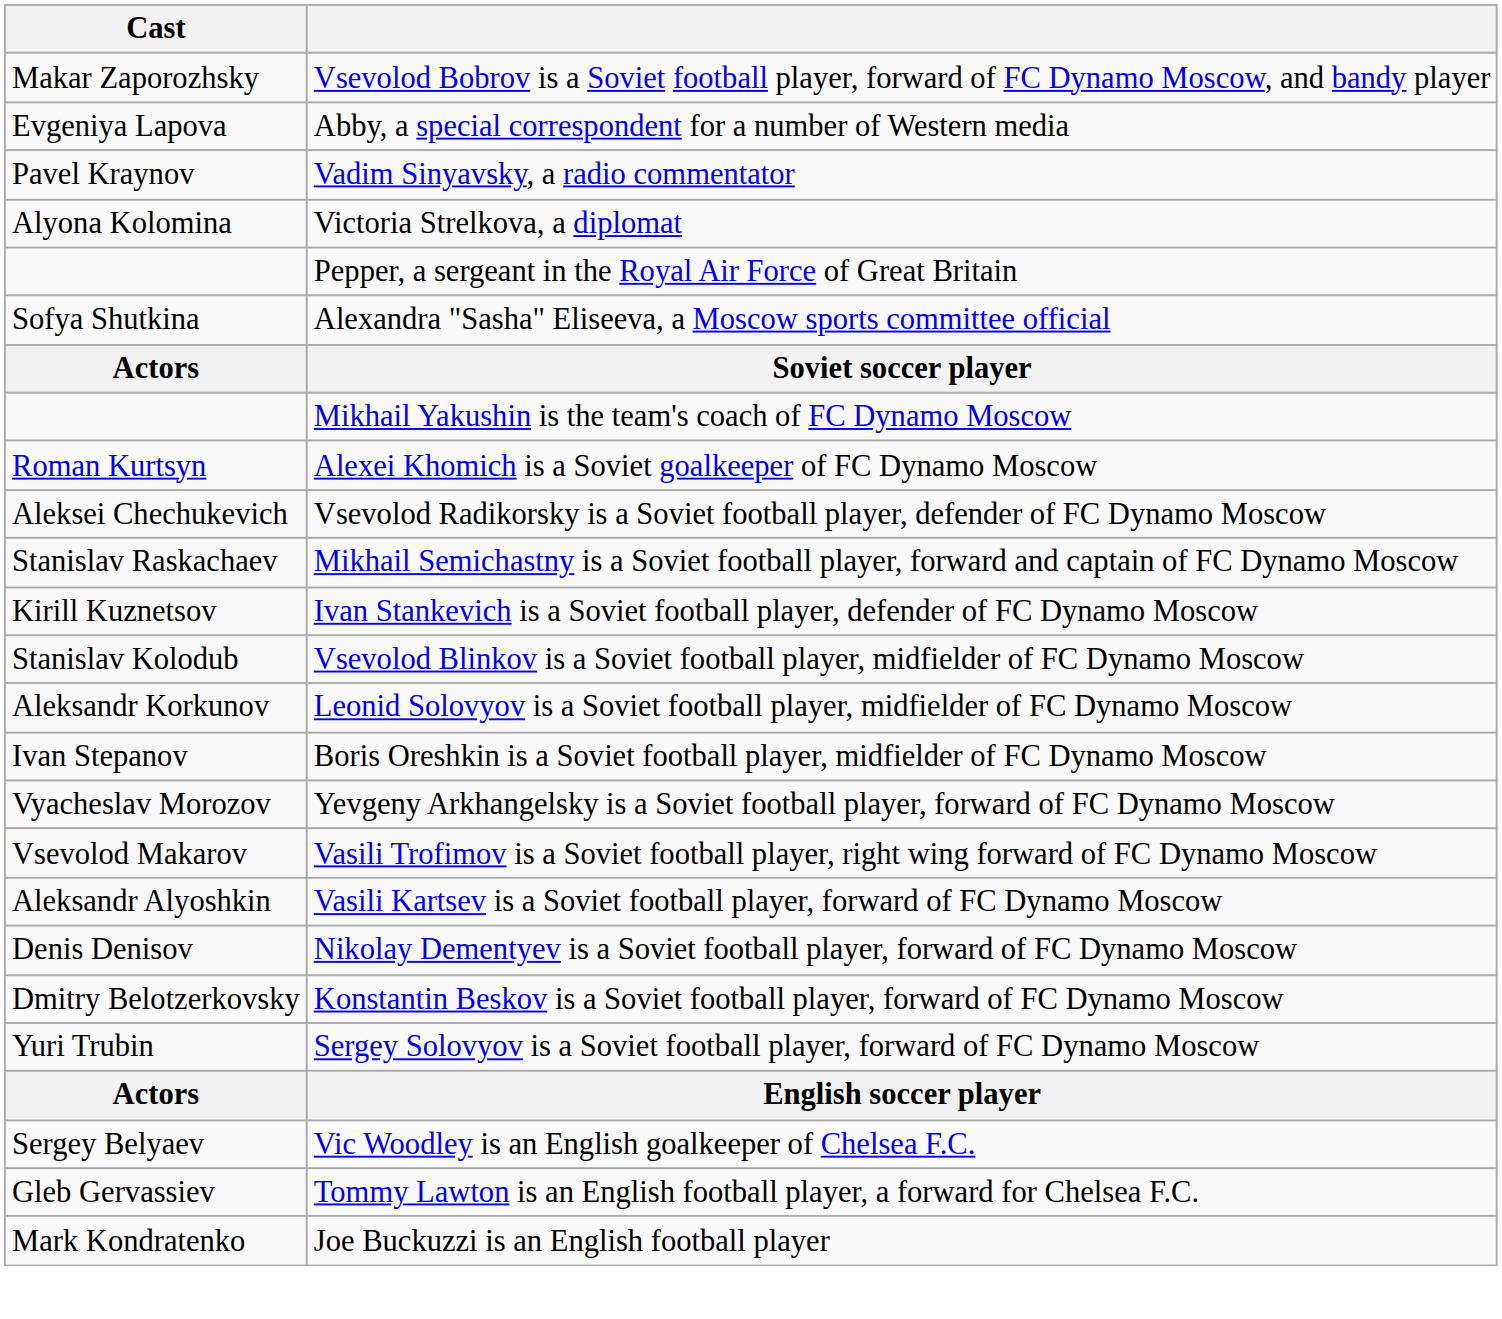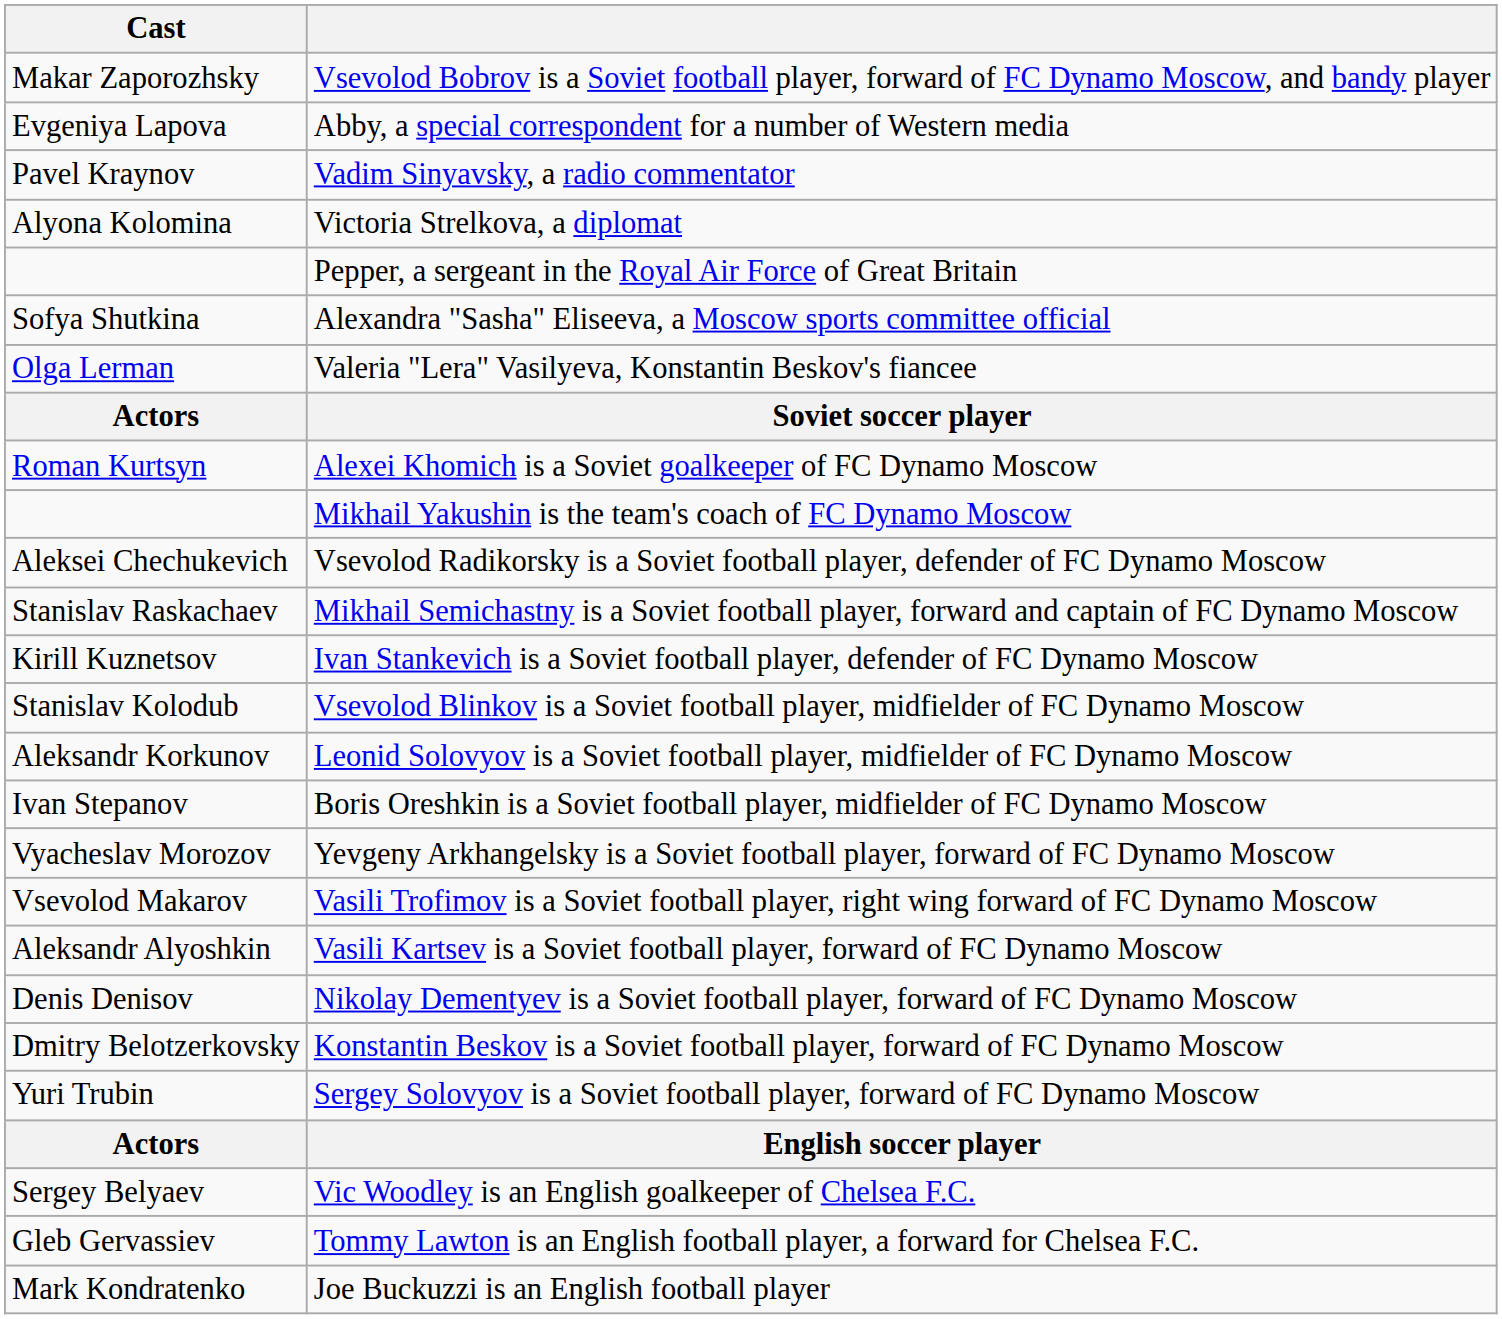+ row: (645, 367)
rows swapped: (693, 416) <-> (706, 464)
